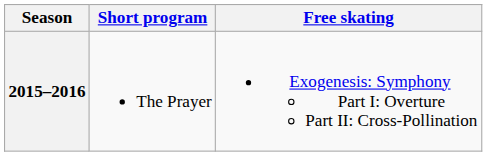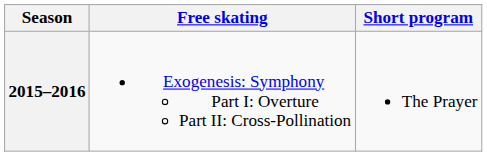columns swapped: (153, 18) <-> (349, 18)
